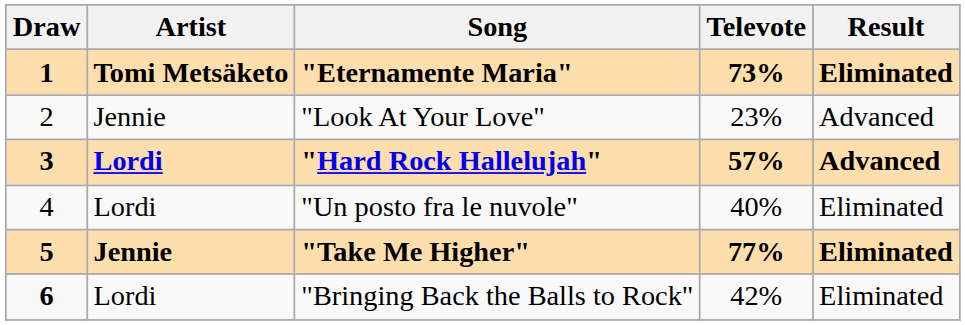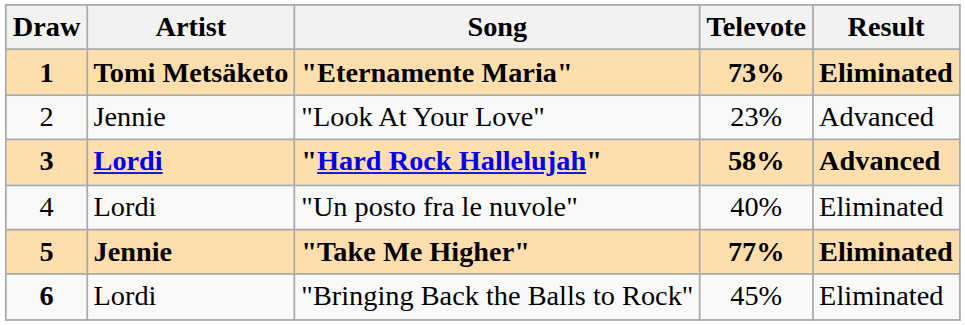(756, 161) 57% -> (756, 161) 58%
(756, 296) 42% -> (756, 296) 45%
